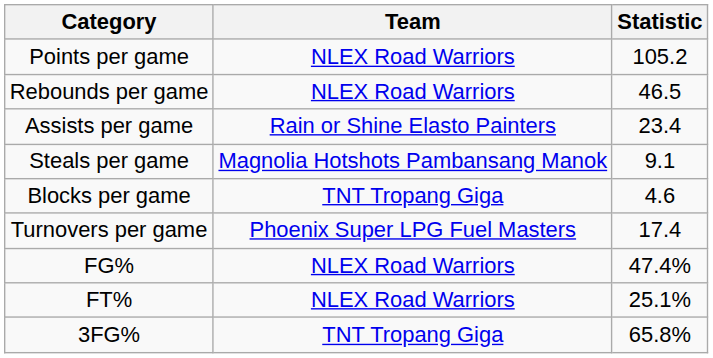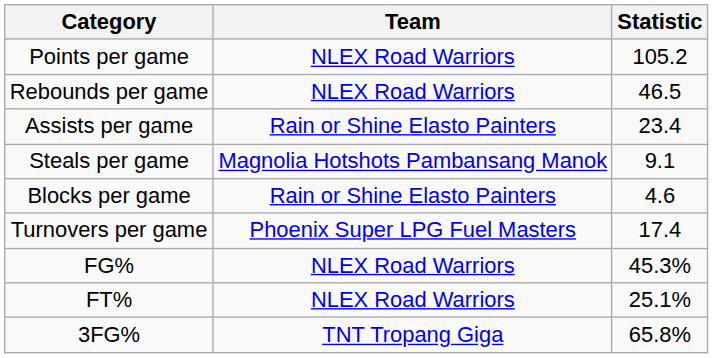(413, 195) TNT Tropang Giga -> (413, 195) Rain or Shine Elasto Painters
(660, 265) 47.4% -> (660, 265) 45.3%
